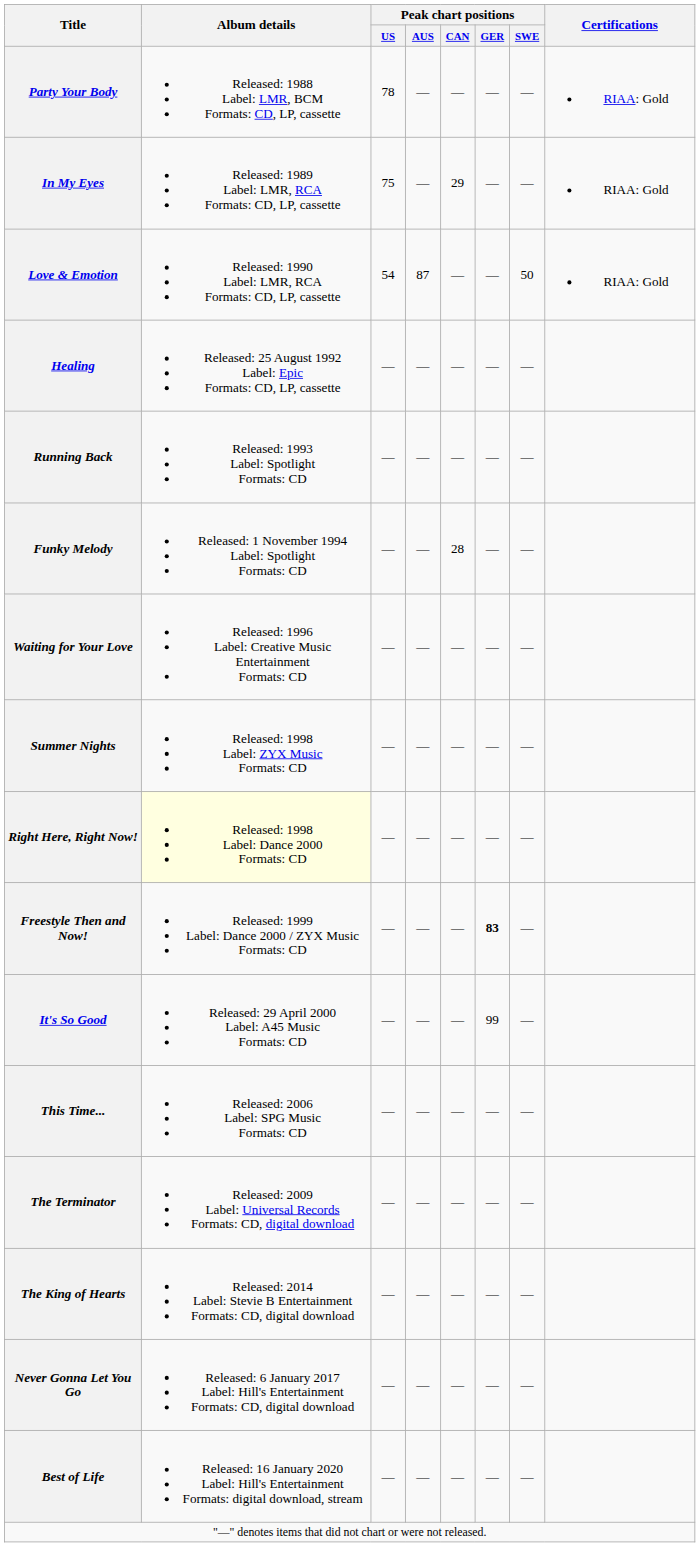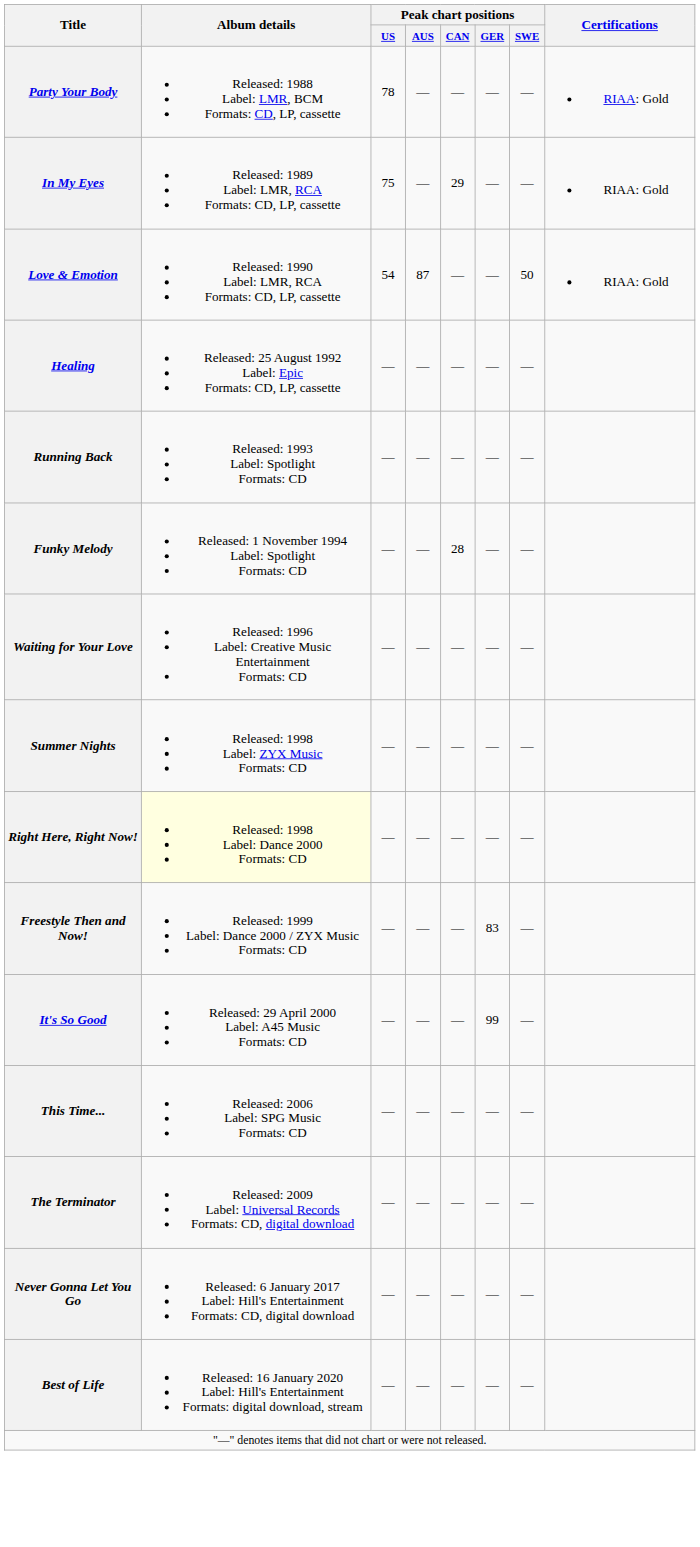(492, 928) bold -> (492, 928) normal
- row: (73, 1293)
